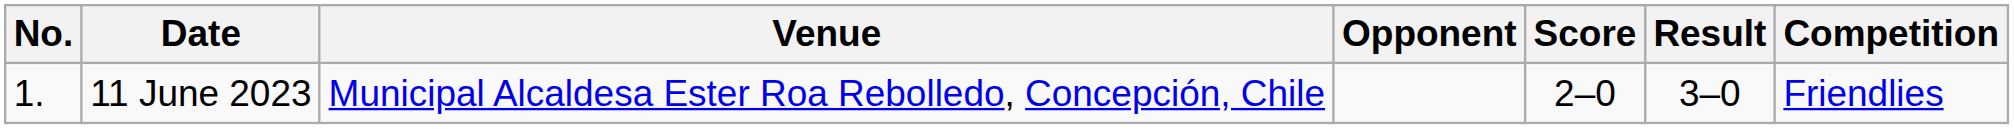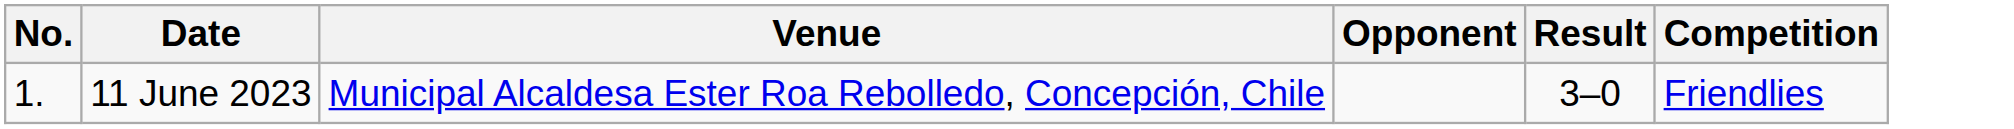- column: (1585, 33)
